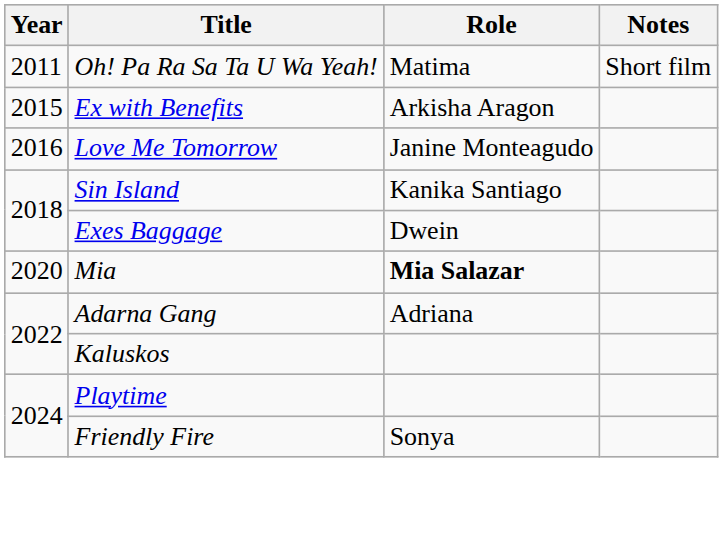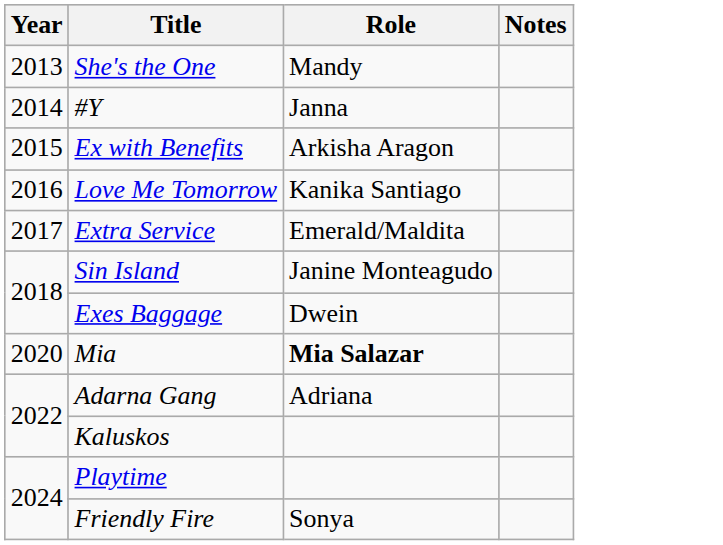- row: (226, 66)
+ row: (145, 66)
+ row: (88, 107)
(492, 148) Janine Monteagudo -> (375, 189) Kanika Santiago
+ row: (145, 230)
(476, 189) Kanika Santiago -> (391, 271) Janine Monteagudo
